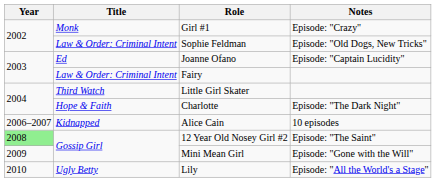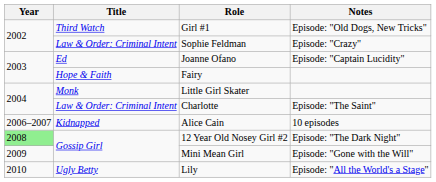(67, 28) Monk -> (80, 28) Third Watch
(327, 28) Episode: "Crazy" -> (359, 28) Episode: "Old Dogs, New Tricks"
(359, 43) Episode: "Old Dogs, New Tricks" -> (327, 43) Episode: "Crazy"
(116, 75) Law & Order: Criminal Intent -> (84, 75) Hope & Faith
(80, 91) Third Watch -> (67, 91) Monk
(84, 106) Hope & Faith -> (116, 106) Law & Order: Criminal Intent
(346, 106) Episode: "The Dark Night" -> (334, 106) Episode: "The Saint"
(334, 138) Episode: "The Saint" -> (346, 138) Episode: "The Dark Night"
